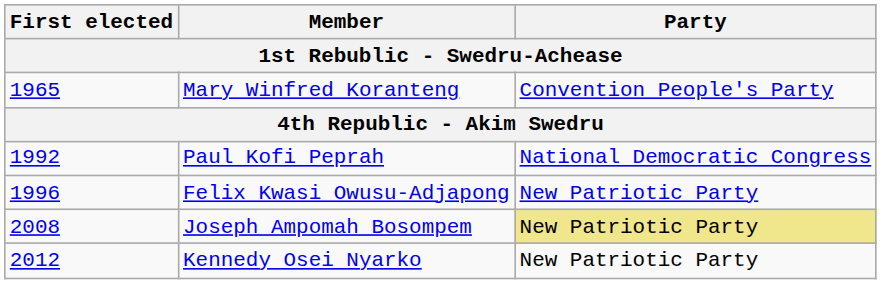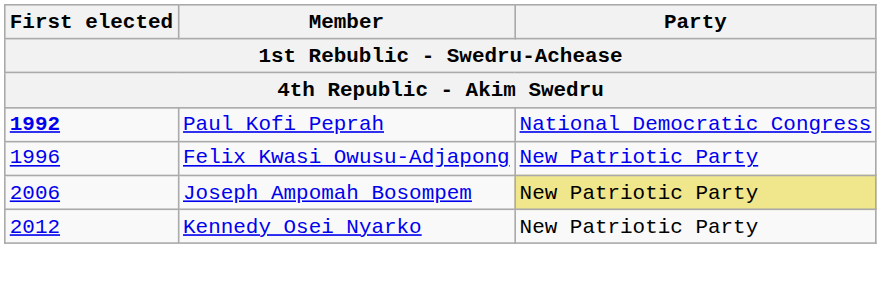- row: (321, 90)
(35, 158) normal -> (35, 124) bold
(35, 227) 2008 -> (35, 192) 2006
